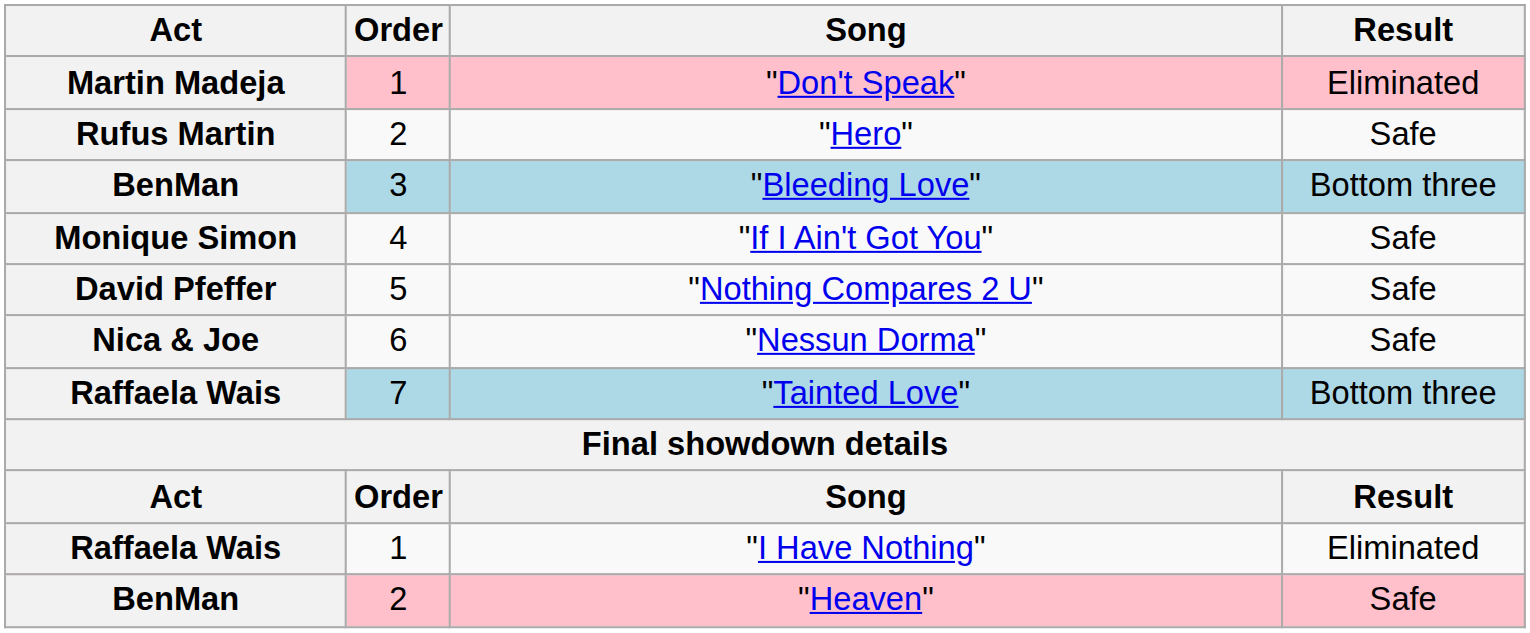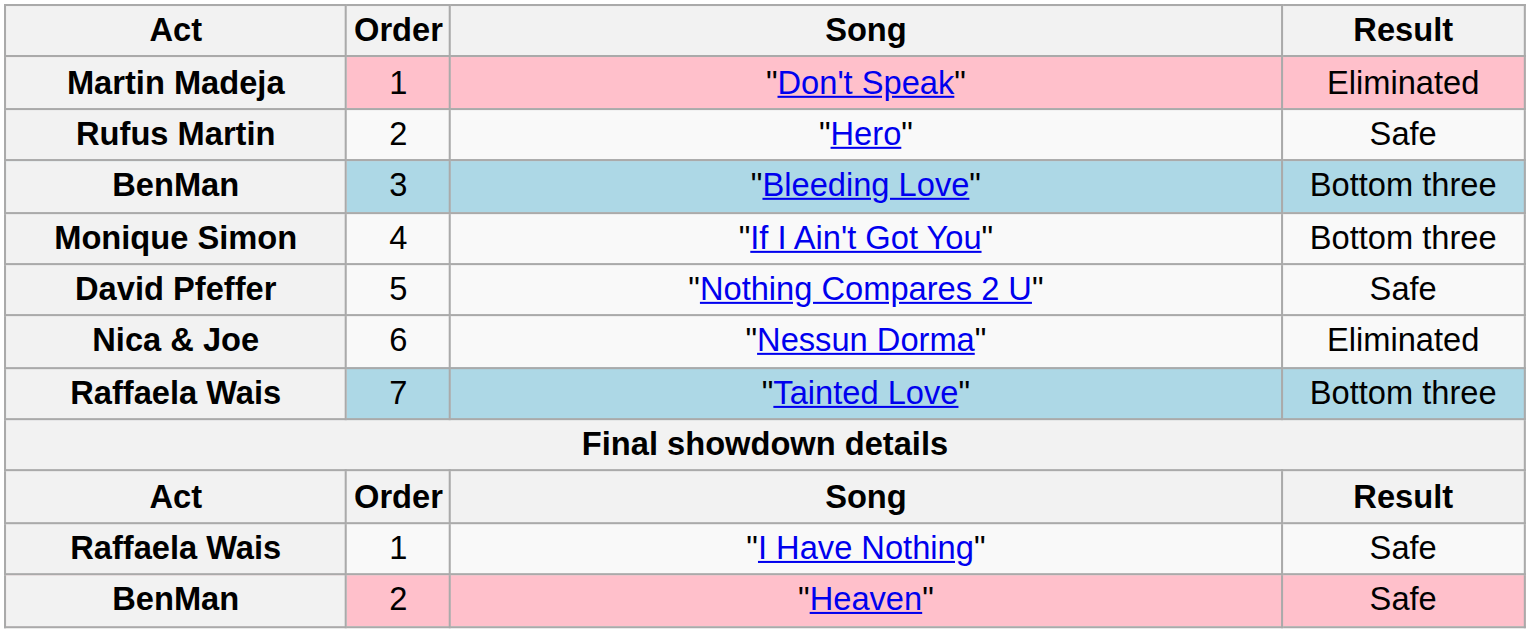(1403, 237) Safe -> (1403, 237) Bottom three
(1403, 340) Safe -> (1403, 340) Eliminated
(1403, 548) Eliminated -> (1403, 548) Safe
